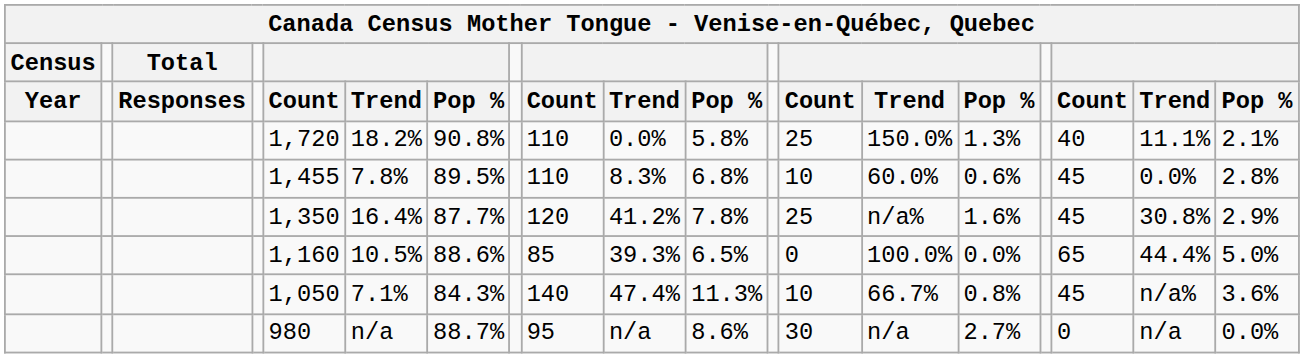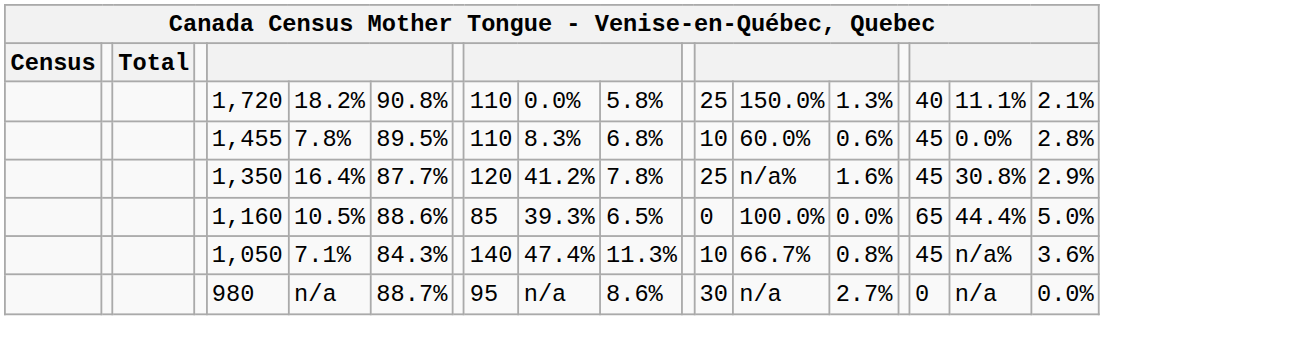- row: (53, 101)
